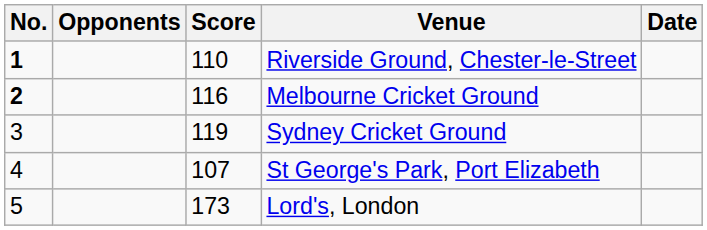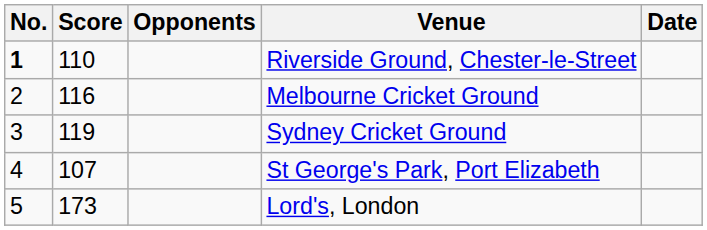columns swapped: (224, 22) <-> (119, 22)
(17, 96) bold -> (17, 96) normal
